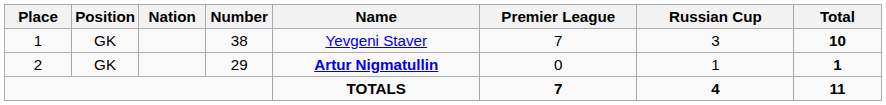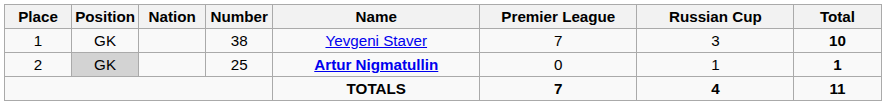(105, 65) no background -> (105, 65) lightgrey background
(239, 65) 29 -> (239, 65) 25
